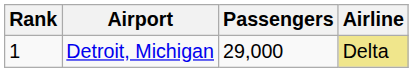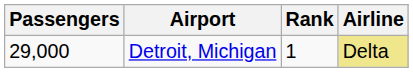columns swapped: (33, 20) <-> (278, 20)
